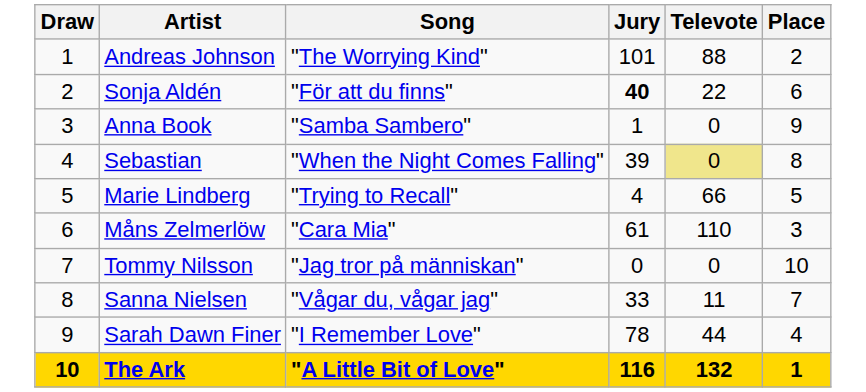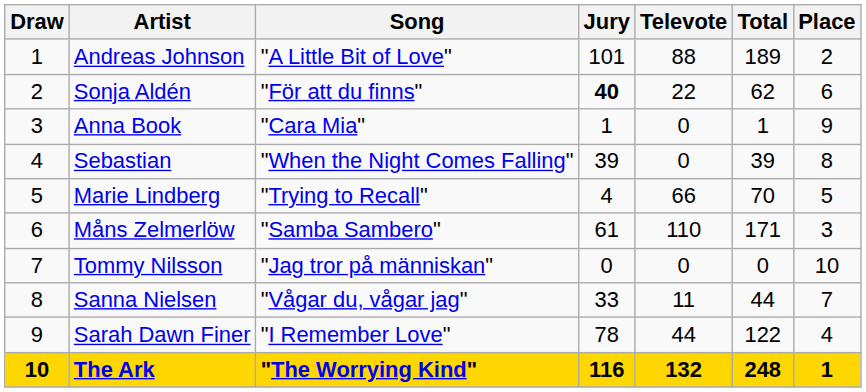+ column: (763, 21)
(389, 56) "The Worrying Kind" -> (356, 56) "A Little Bit of Love"
(381, 126) "Samba Sambero" -> (313, 126) "Cara Mia"
(714, 160) khaki background -> (684, 160) no background
(343, 230) "Cara Mia" -> (351, 230) "Samba Sambero"
(398, 369) "A Little Bit of Love" -> (369, 369) "The Worrying Kind"
